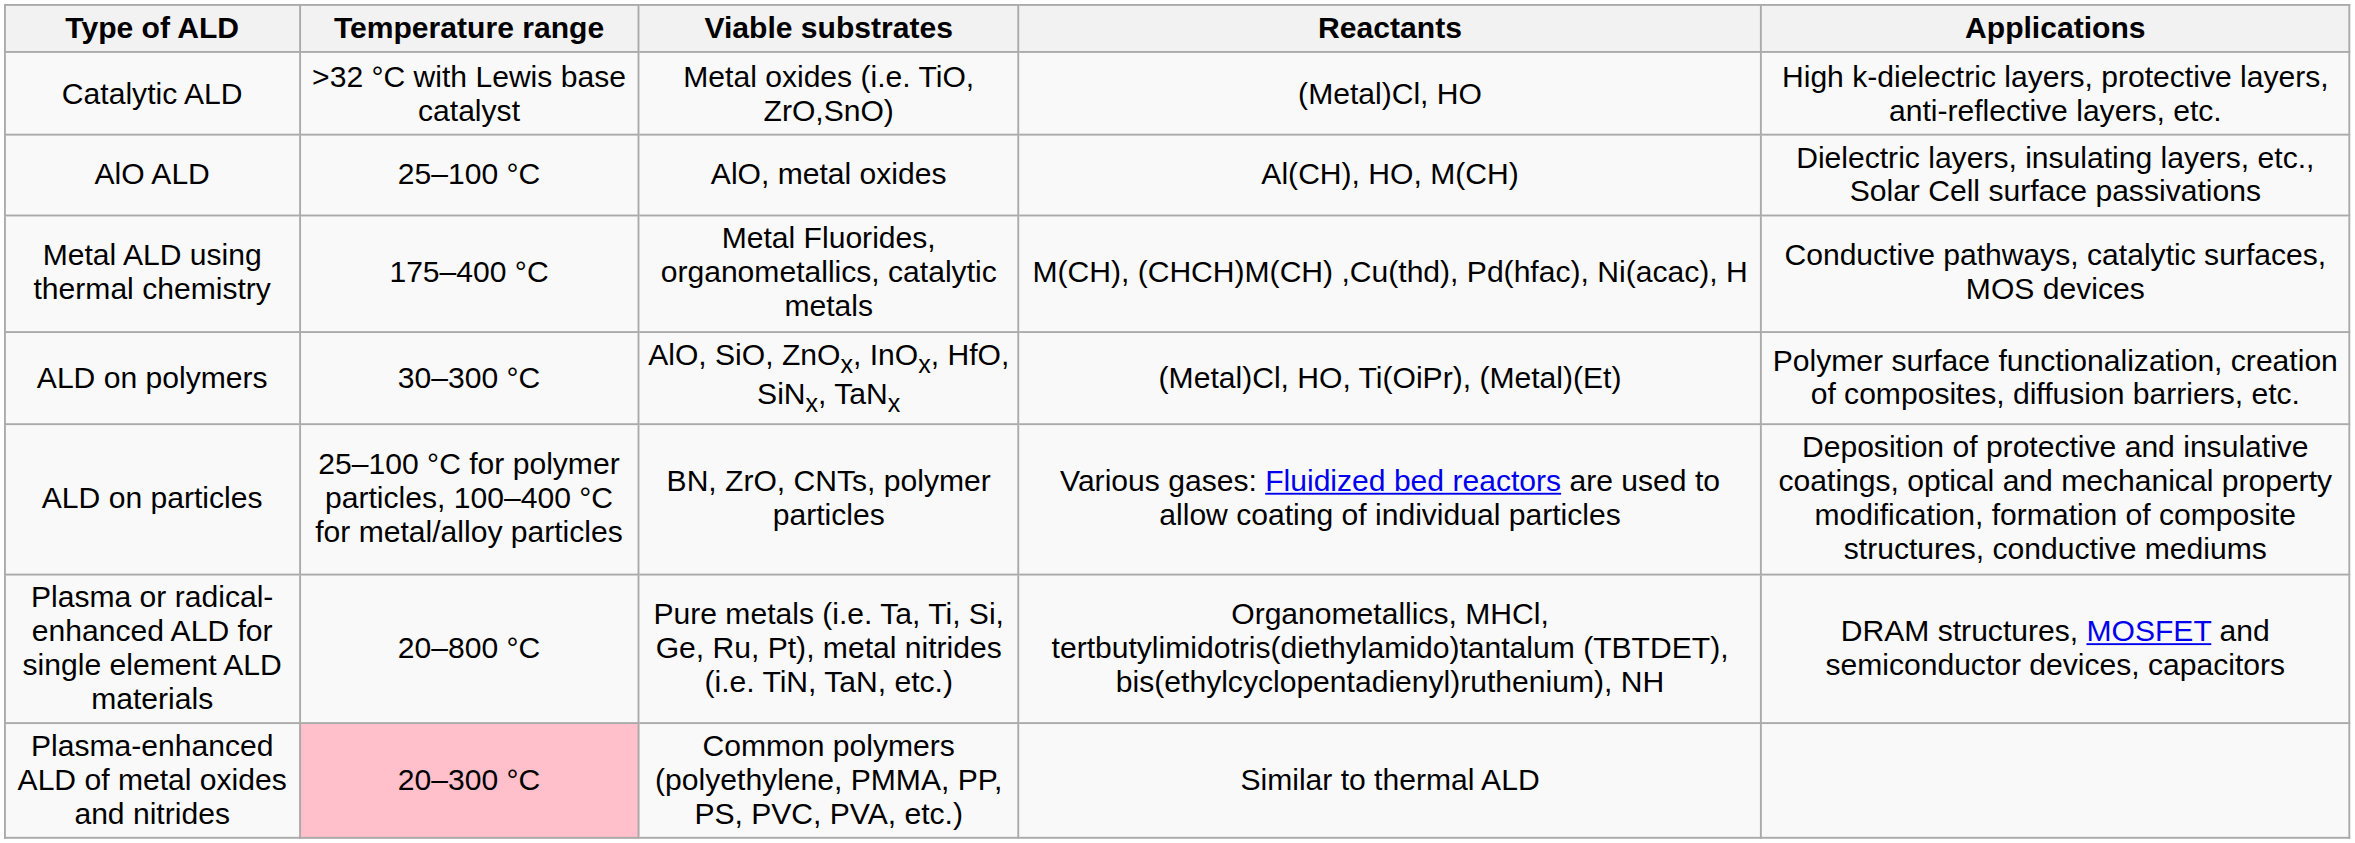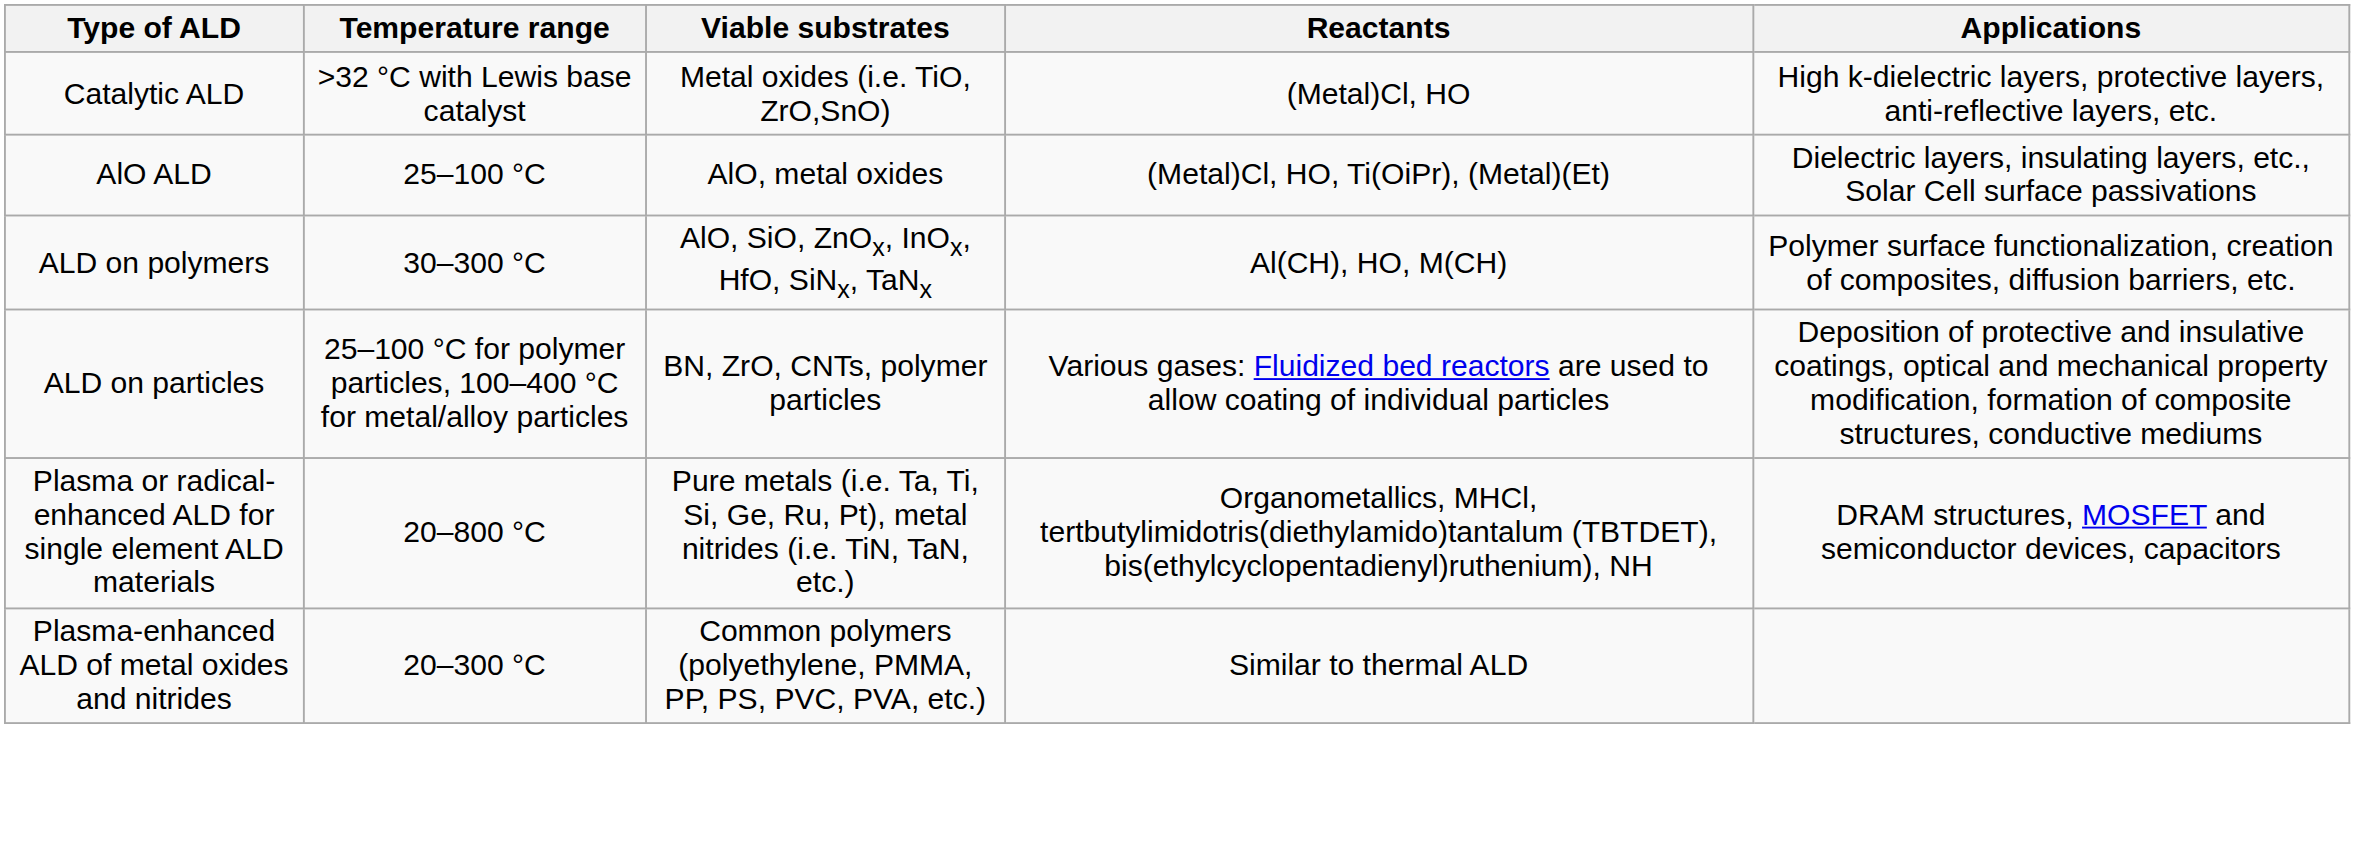(1390, 174) Al(CH), HO, M(CH) -> (1379, 174) (Metal)Cl, HO, Ti(OiPr), (Metal)(Et)
- row: (152, 272)
(1390, 377) (Metal)Cl, HO, Ti(OiPr), (Metal)(Et) -> (1379, 262) Al(CH), HO, M(CH)
(469, 780) pink background -> (475, 664) no background
